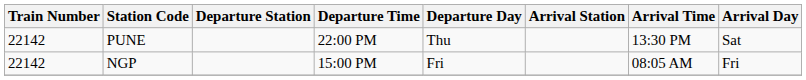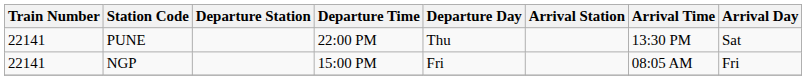(26, 39) 22142 -> (26, 39) 22141
(26, 63) 22142 -> (26, 63) 22141
